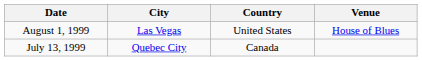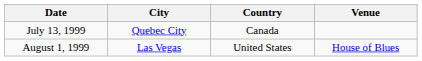rows swapped: (56, 47) <-> (56, 30)
